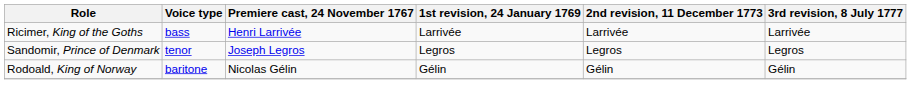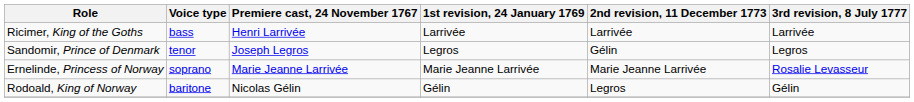(604, 50) Legros -> (604, 50) Gélin
+ row: (85, 69)
(600, 69) Gélin -> (608, 87) Legros
